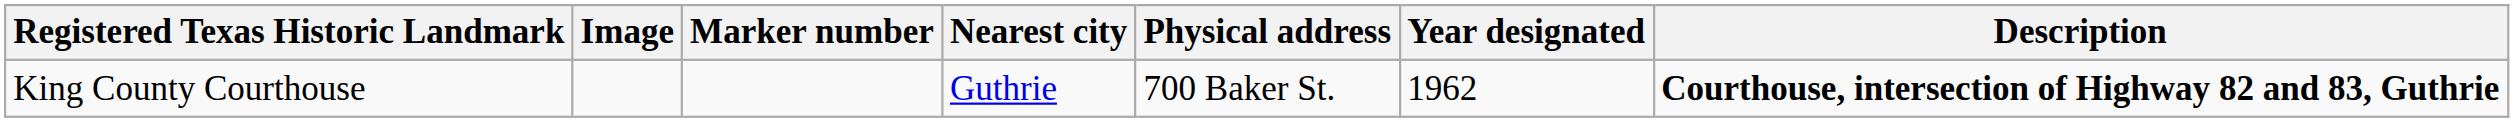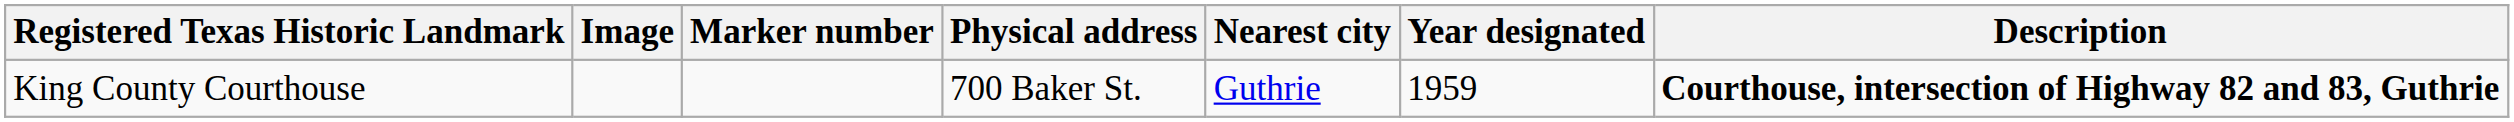columns swapped: (1267, 32) <-> (1039, 32)
(1442, 87) 1962 -> (1442, 87) 1959
